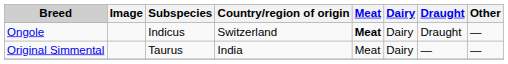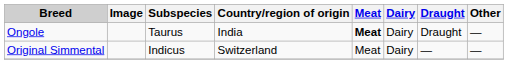(167, 31) Indicus -> (166, 31) Taurus
(247, 31) Switzerland -> (230, 31) India
(166, 50) Taurus -> (167, 50) Indicus
(230, 50) India -> (247, 50) Switzerland
